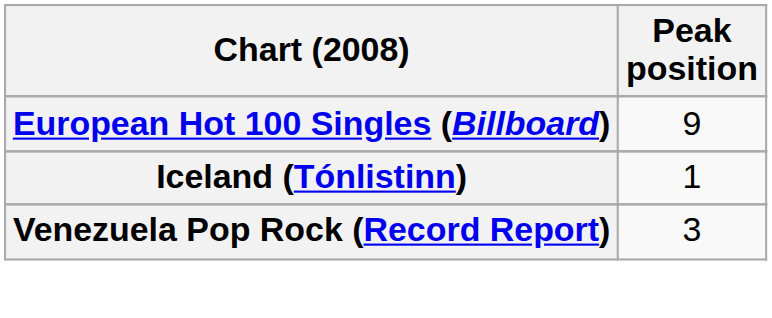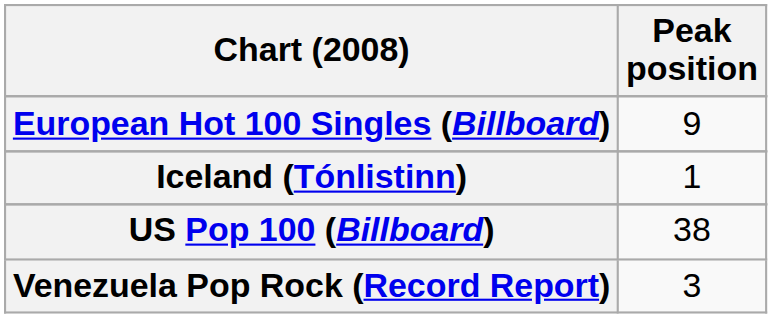+ row: (312, 230)
